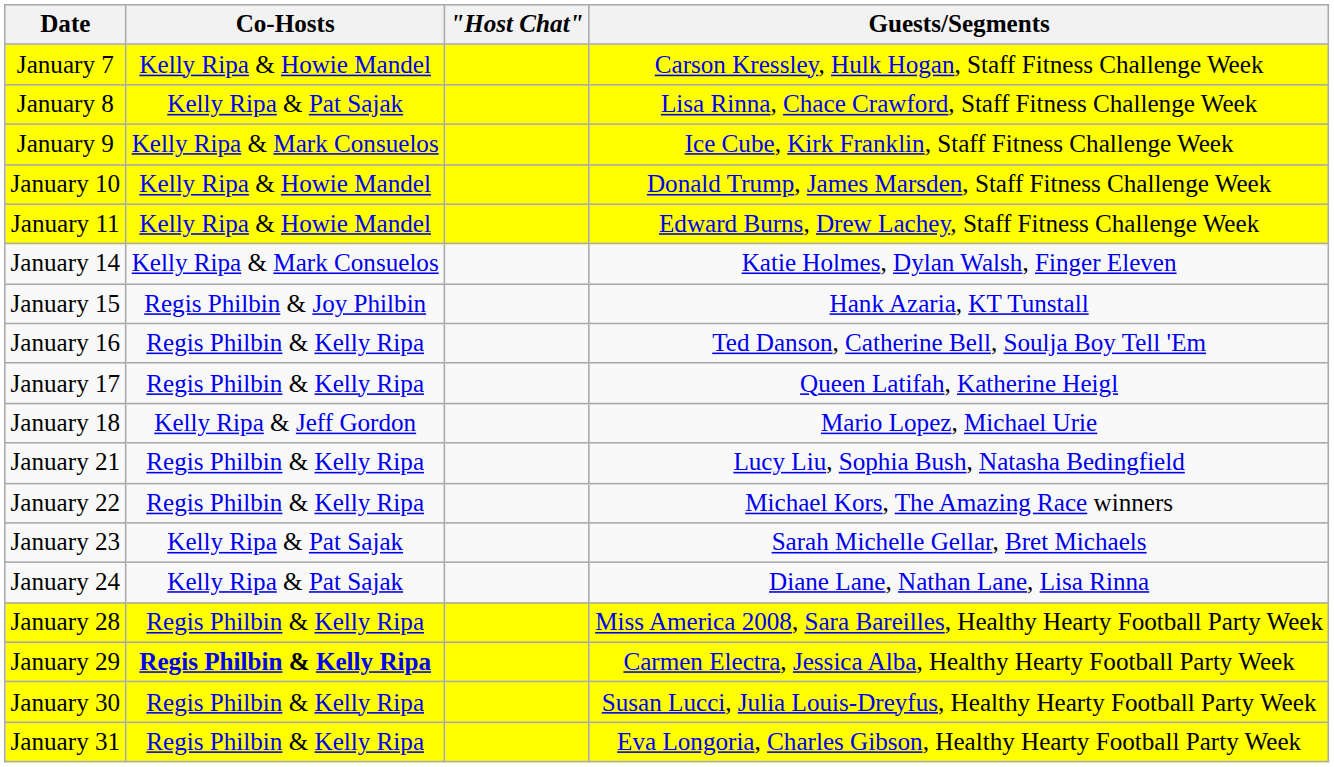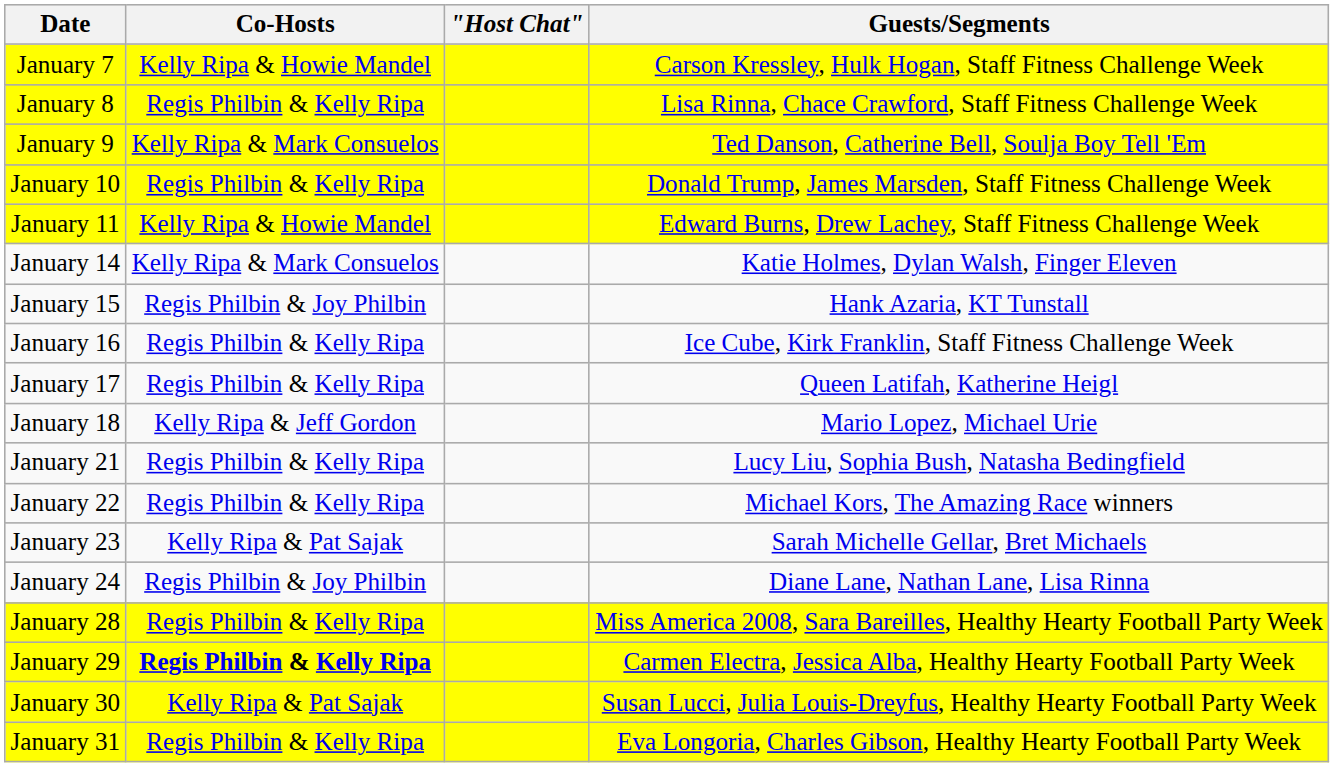(285, 104) Kelly Ripa & Pat Sajak -> (285, 104) Regis Philbin & Kelly Ripa
(959, 143) Ice Cube, Kirk Franklin, Staff Fitness Challenge Week -> (959, 143) Ted Danson, Catherine Bell, Soulja Boy Tell 'Em
(285, 183) Kelly Ripa & Howie Mandel -> (285, 183) Regis Philbin & Kelly Ripa
(959, 343) Ted Danson, Catherine Bell, Soulja Boy Tell 'Em -> (959, 343) Ice Cube, Kirk Franklin, Staff Fitness Challenge Week
(285, 582) Kelly Ripa & Pat Sajak -> (285, 582) Regis Philbin & Joy Philbin
(285, 701) Regis Philbin & Kelly Ripa -> (285, 701) Kelly Ripa & Pat Sajak
